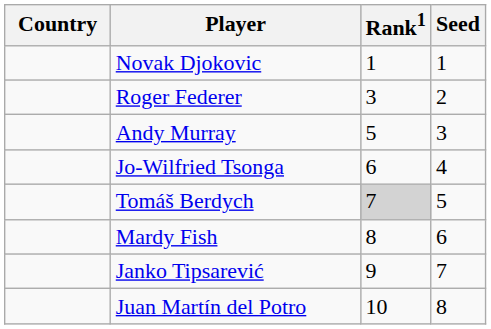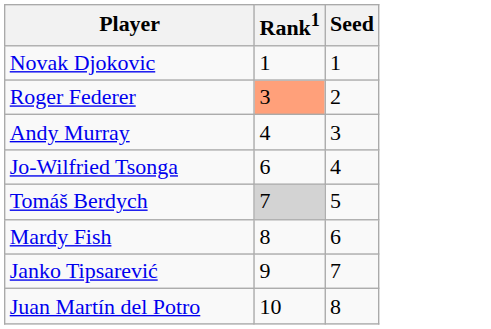- column: (58, 24)
(371, 97) no background -> (265, 97) lightsalmon background
(371, 132) 5 -> (265, 132) 4
